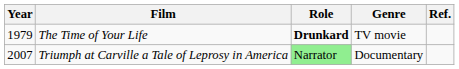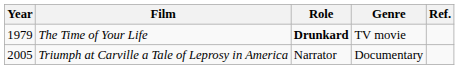(20, 54) 2007 -> (20, 54) 2005
(315, 54) lightgreen background -> (315, 54) no background
